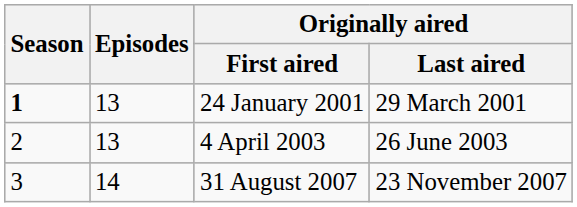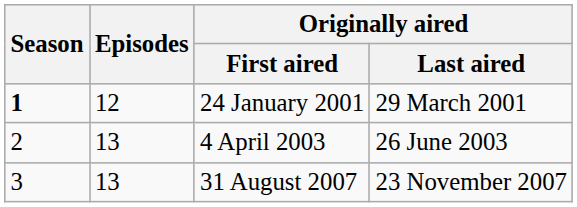(107, 102) 13 -> (107, 102) 12
(107, 181) 14 -> (107, 181) 13
